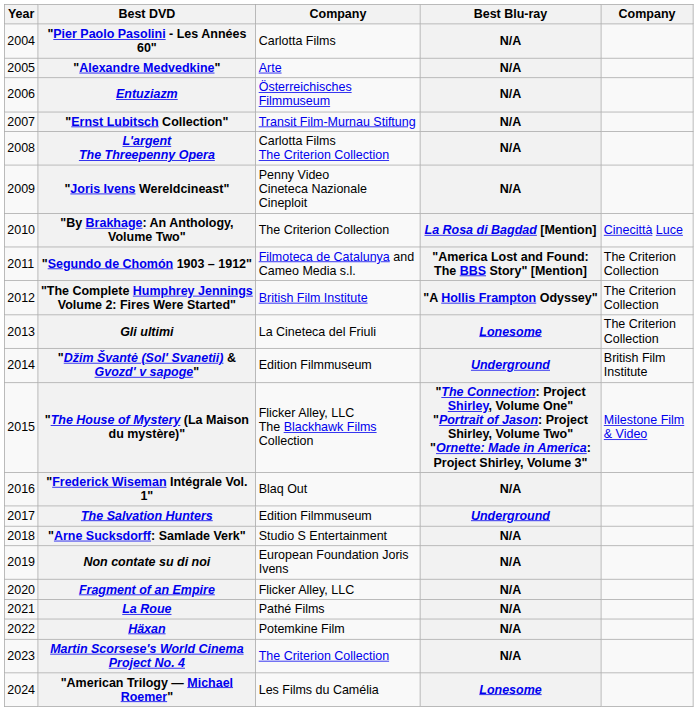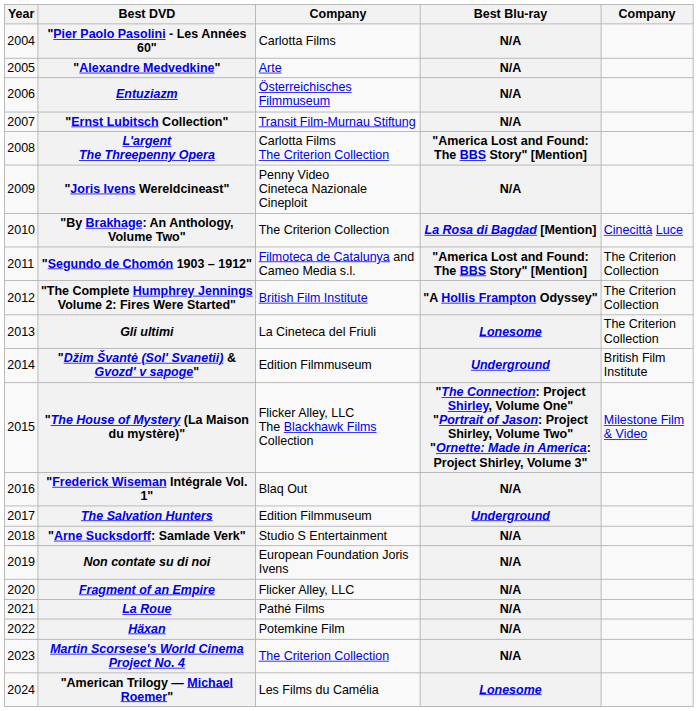(510, 148) N/A -> (510, 148) "America Lost and Found: The BBS Story" [Mention]
